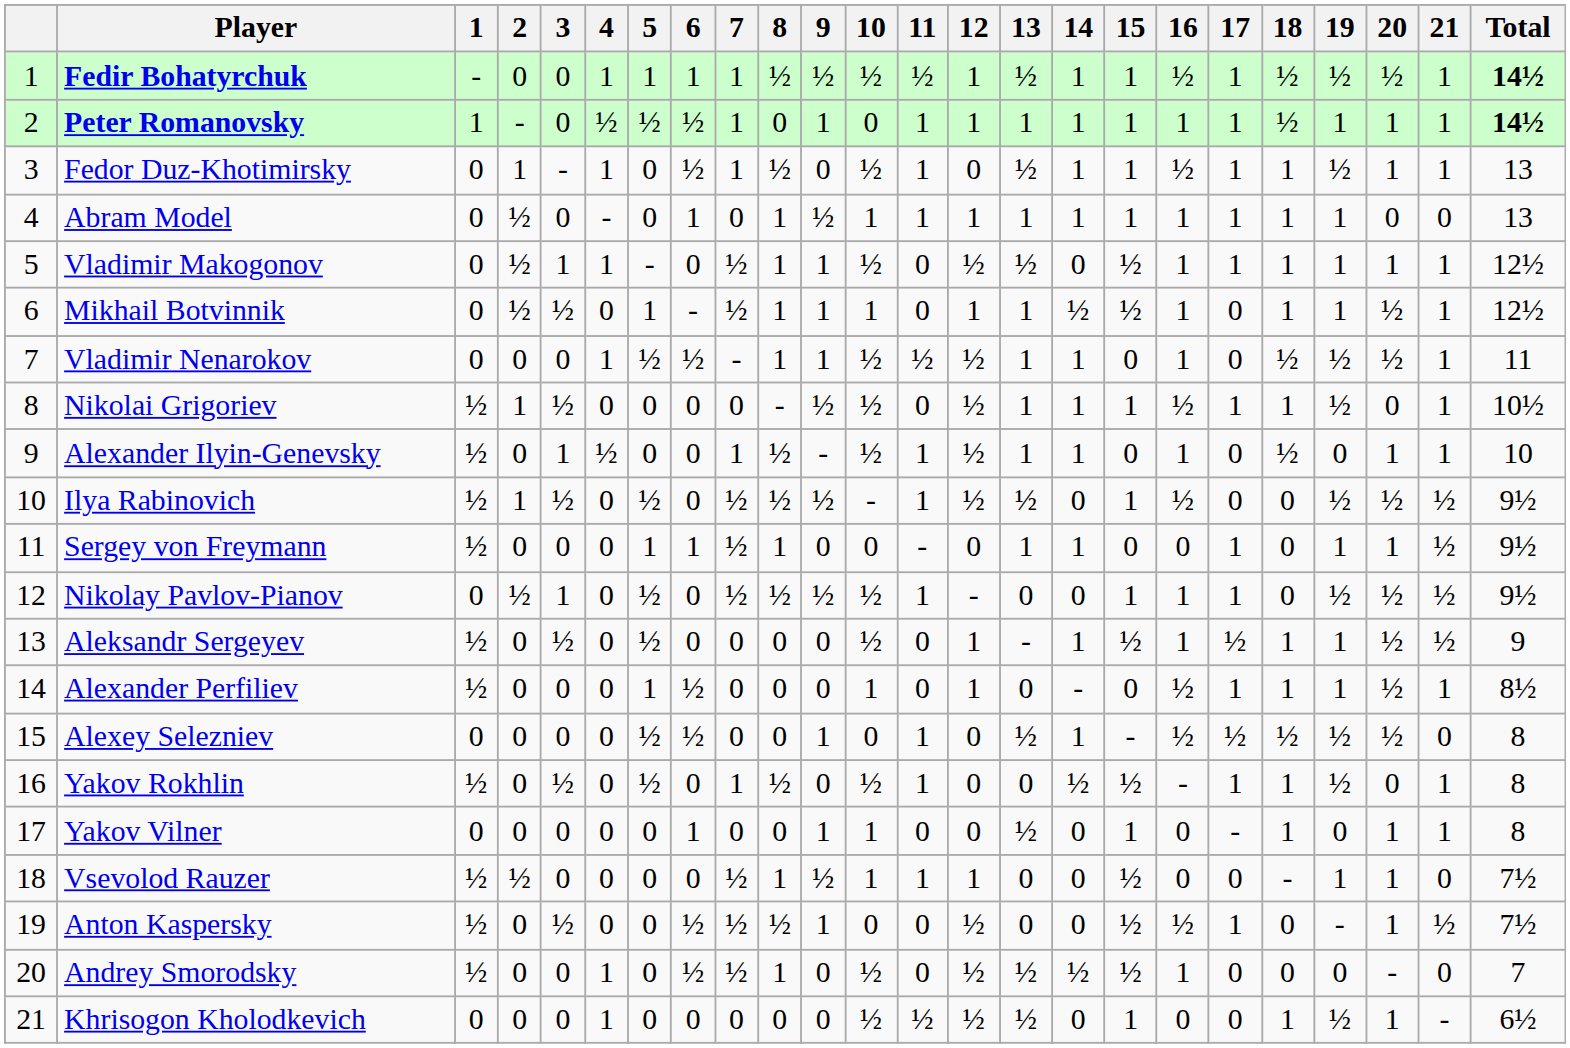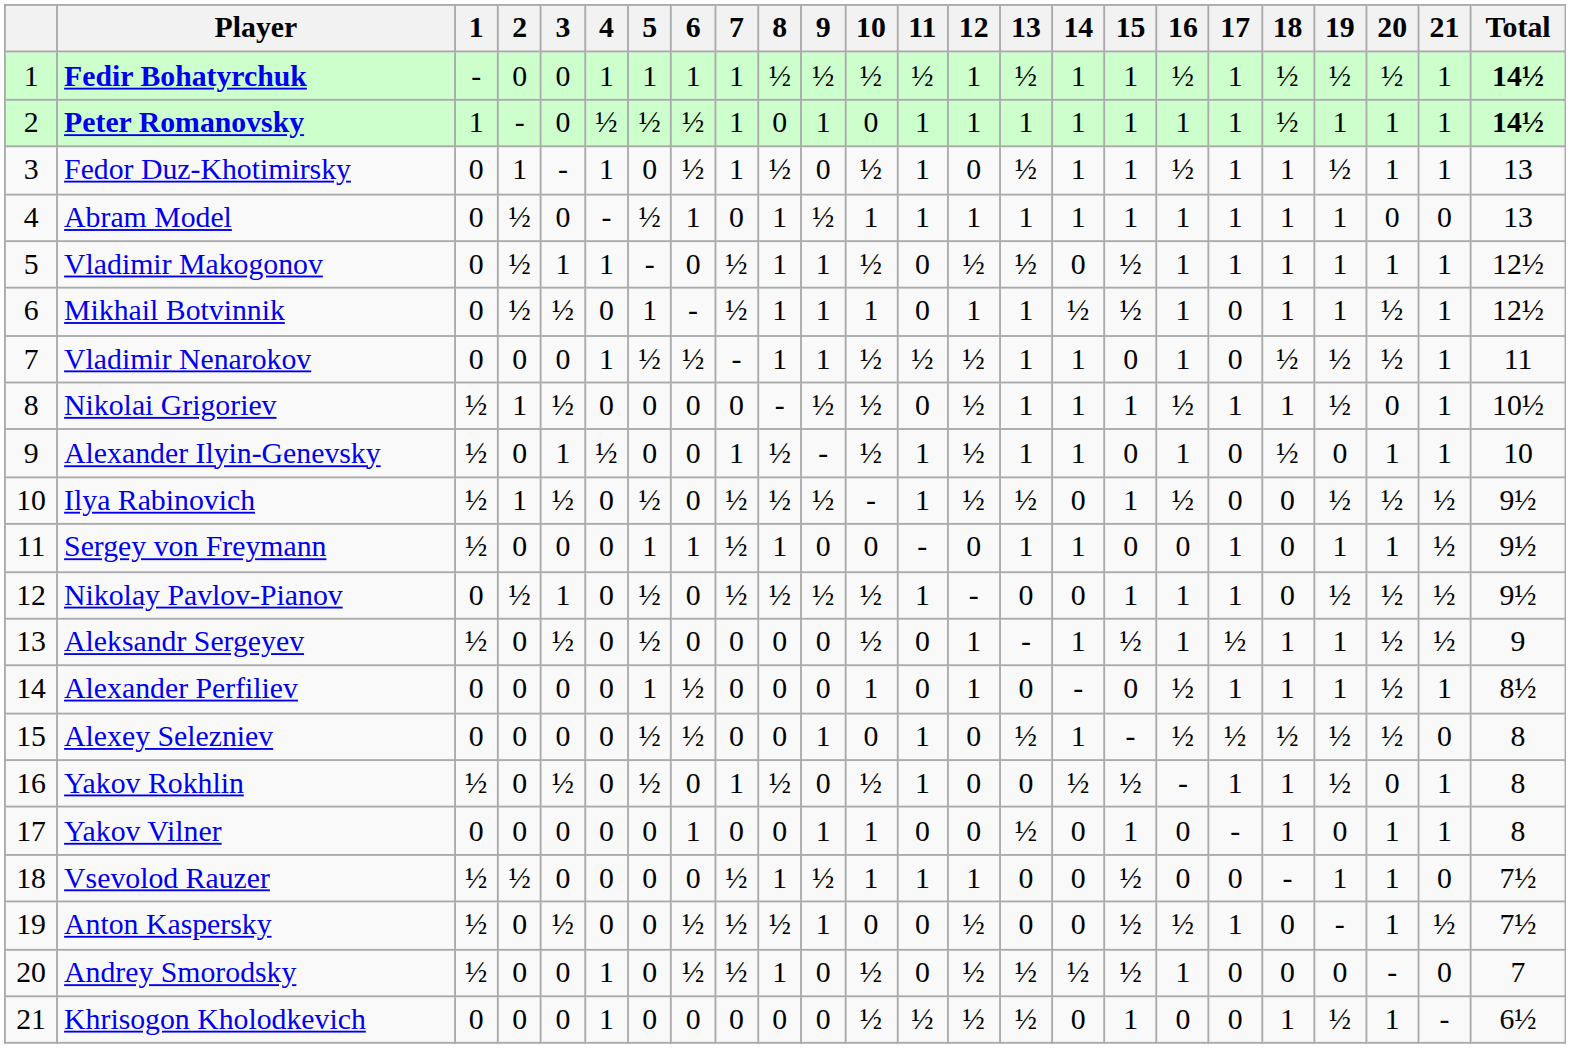(650, 216) 0 -> (650, 216) ½
(476, 688) ½ -> (476, 688) 0
